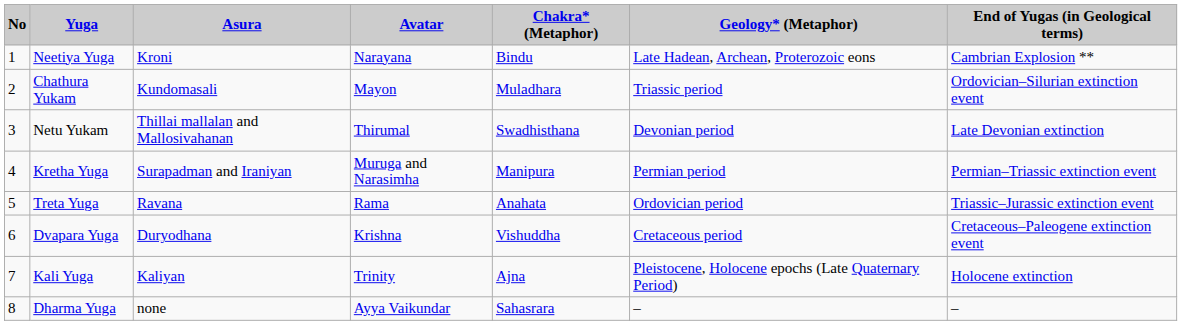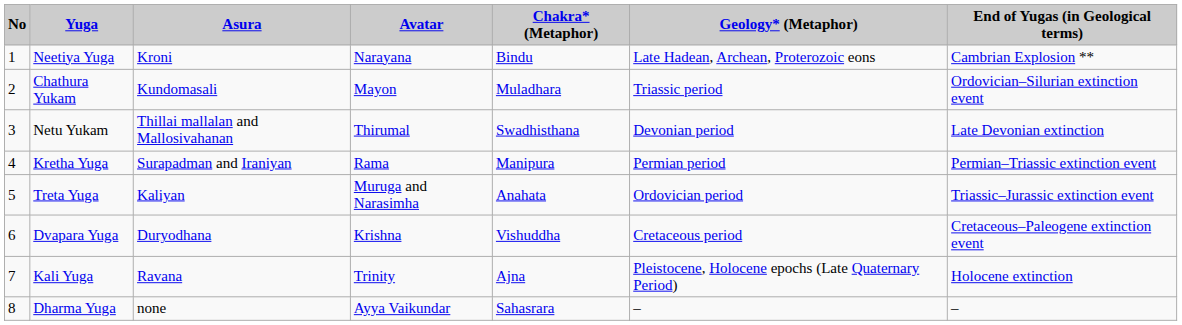(390, 171) Muruga and Narasimha -> (371, 162) Rama
(160, 203) Ravana -> (161, 194) Kaliyan
(371, 203) Rama -> (390, 194) Muruga and Narasimha
(161, 276) Kaliyan -> (160, 276) Ravana
